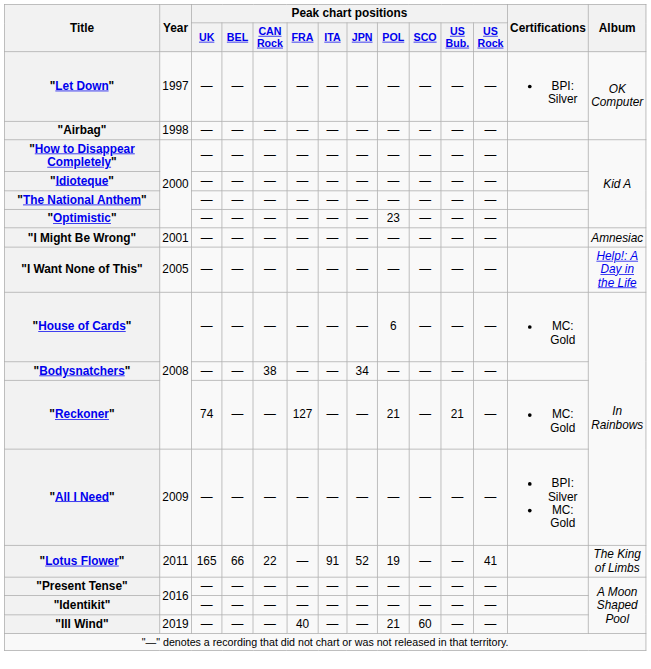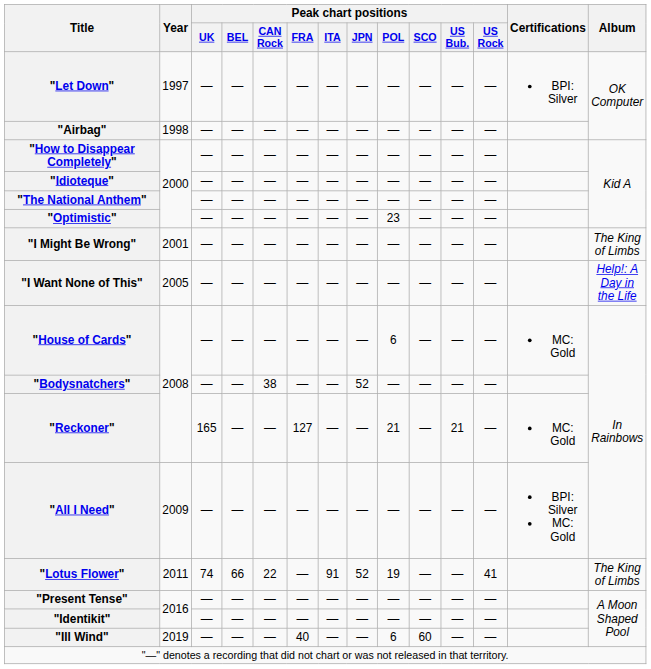(617, 237) Amnesiac -> (617, 244) The King of Limbs
(362, 370) 34 -> (362, 384) 52
(207, 414) 74 -> (207, 428) 165
(207, 561) 165 -> (207, 574) 74
(393, 624) 21 -> (393, 637) 6
